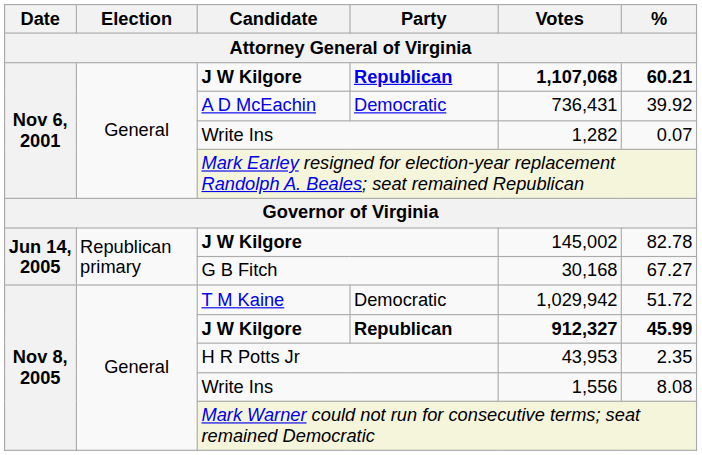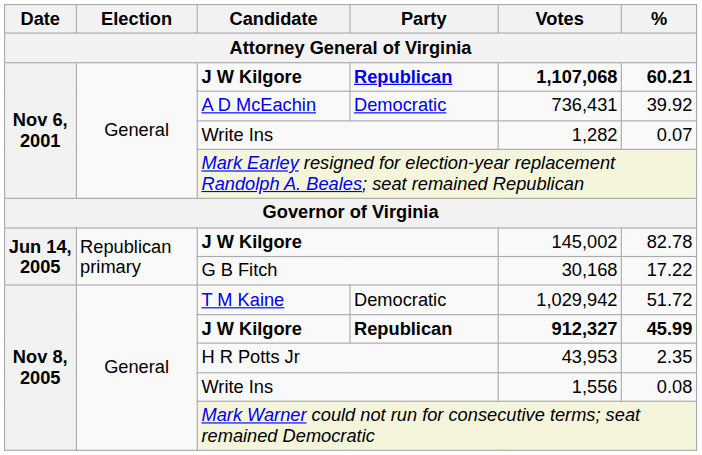(670, 270) 67.27 -> (670, 270) 17.22
(675, 386) 8.08 -> (675, 386) 0.08
